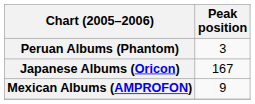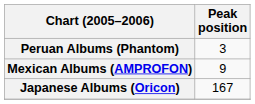rows swapped: (100, 68) <-> (100, 88)
